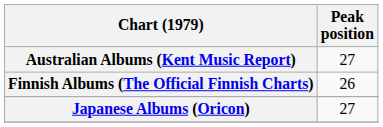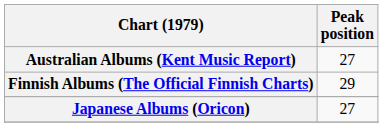(347, 84) 26 -> (347, 84) 29
